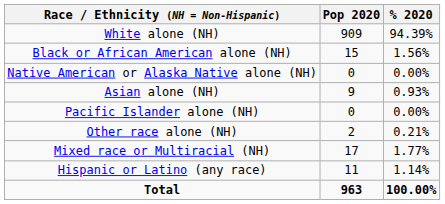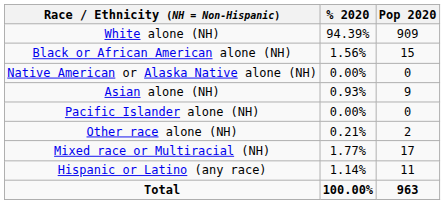columns swapped: (351, 14) <-> (411, 14)
